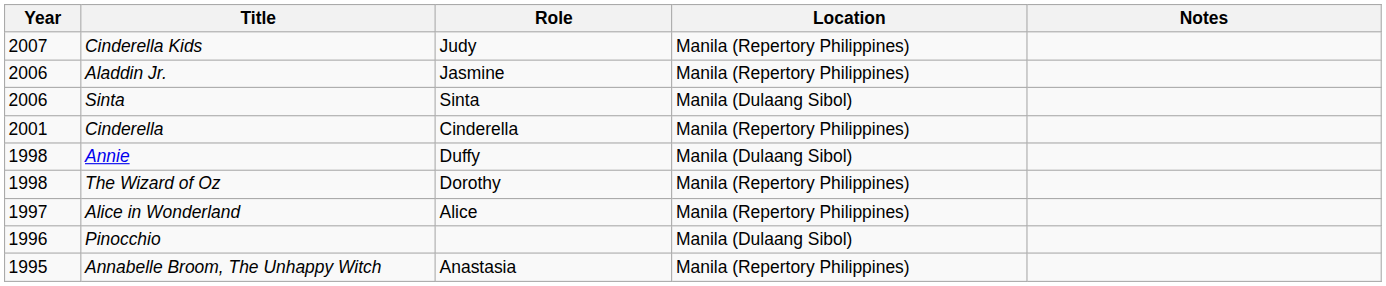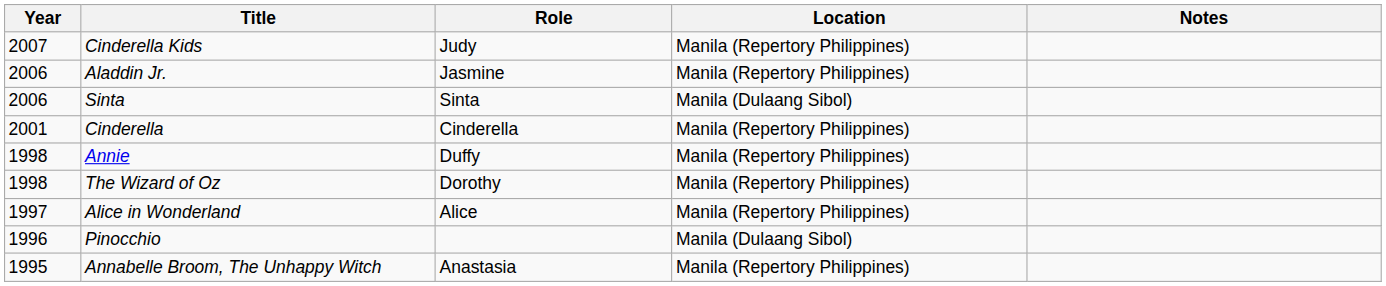(764, 156) Manila (Dulaang Sibol) -> (793, 156) Manila (Repertory Philippines)
